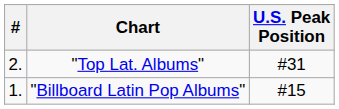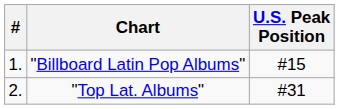rows swapped: (138, 90) <-> (138, 63)
